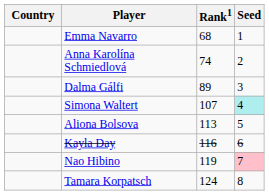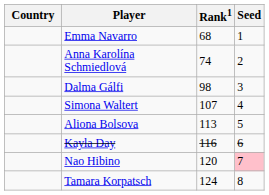(205, 86) 89 -> (205, 86) 98
(240, 105) paleturquoise background -> (240, 105) no background
(208, 161) 119 -> (208, 161) 120
